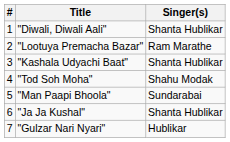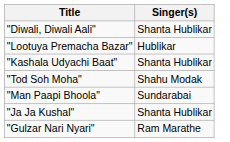- column: (10, 13)
(180, 46) Ram Marathe -> (157, 46) Hublikar
(167, 129) Hublikar -> (169, 129) Ram Marathe
